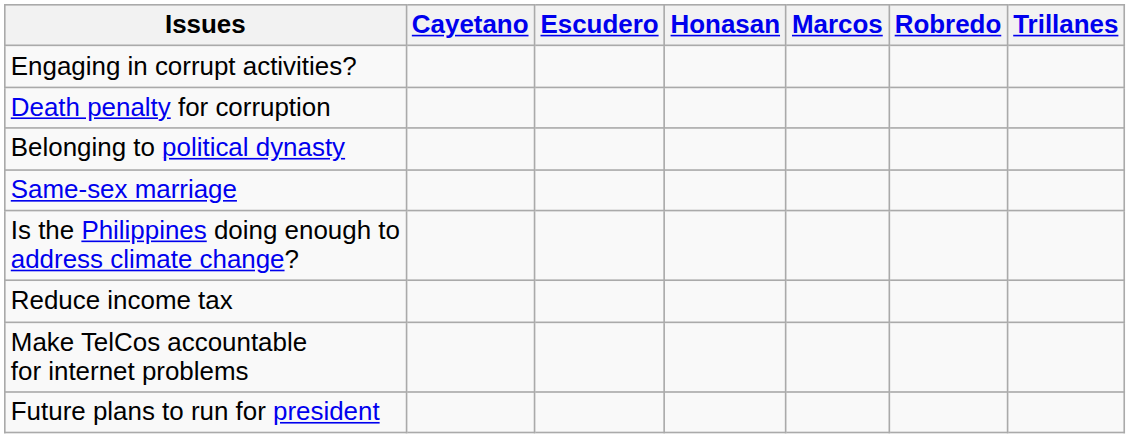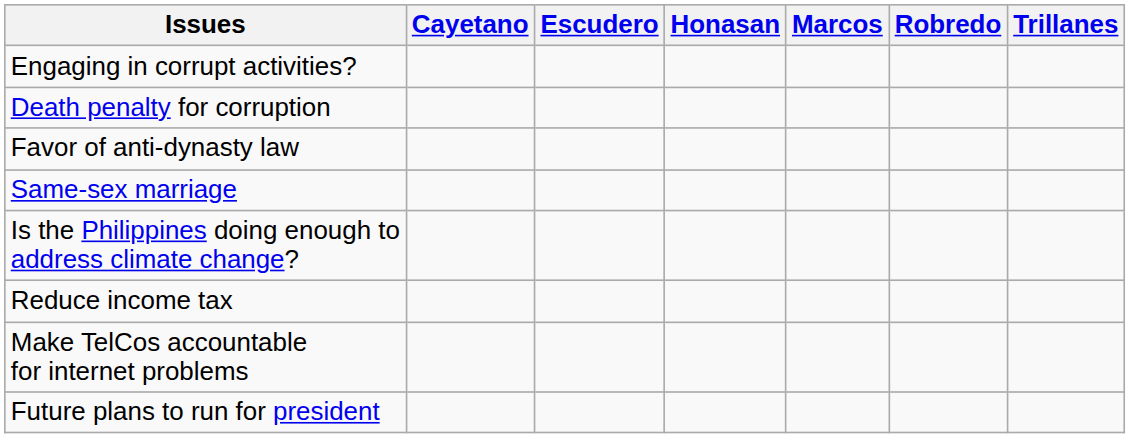- row: (178, 148)
+ row: (155, 148)
